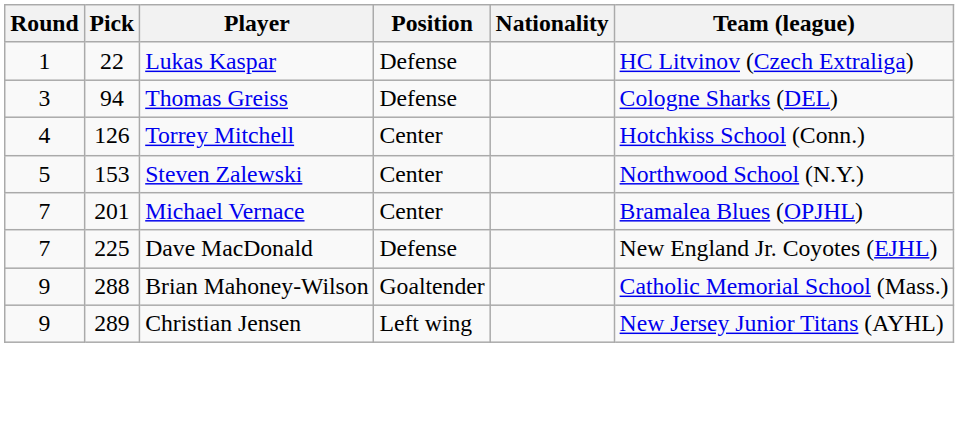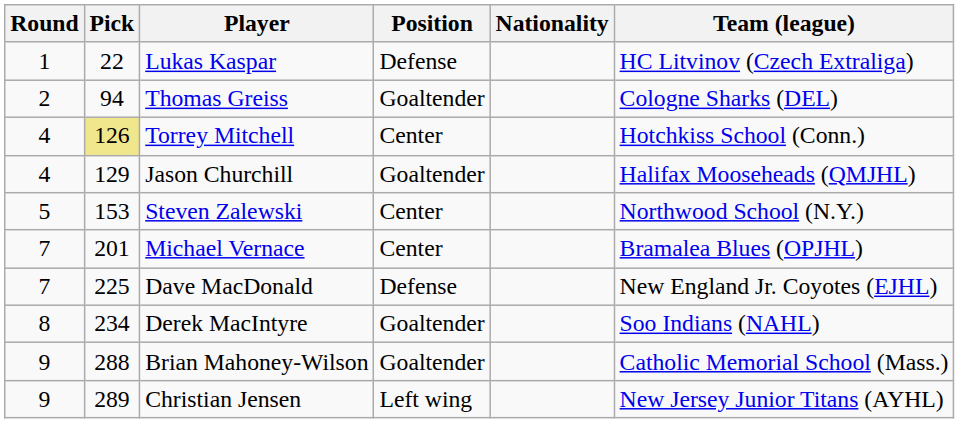(44, 98) 3 -> (44, 98) 2
(418, 98) Defense -> (432, 98) Goaltender
(112, 135) no background -> (112, 135) khaki background
+ row: (219, 173)
+ row: (226, 323)
